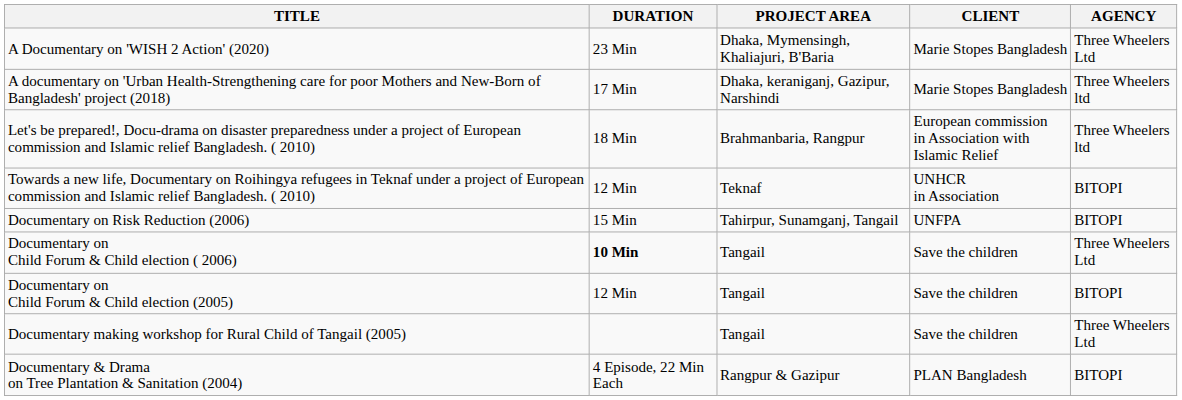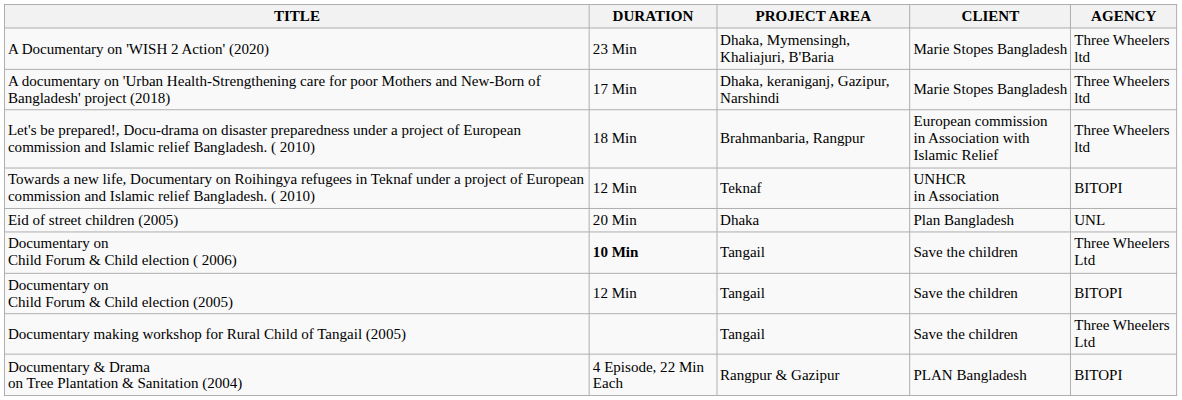(1122, 48) Three Wheelers Ltd -> (1122, 48) Three Wheelers ltd
- row: (129, 220)
+ row: (93, 220)
